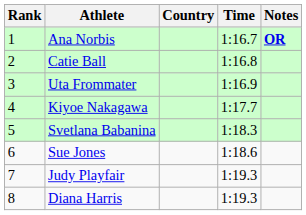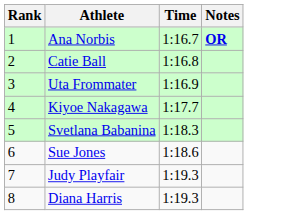- column: (188, 15)
